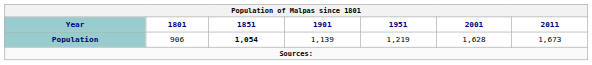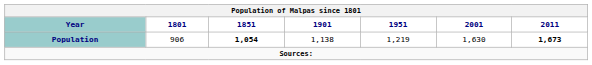(322, 39) 1,139 -> (322, 39) 1,138
(474, 39) 1,628 -> (474, 39) 1,630
(550, 39) normal -> (550, 39) bold
